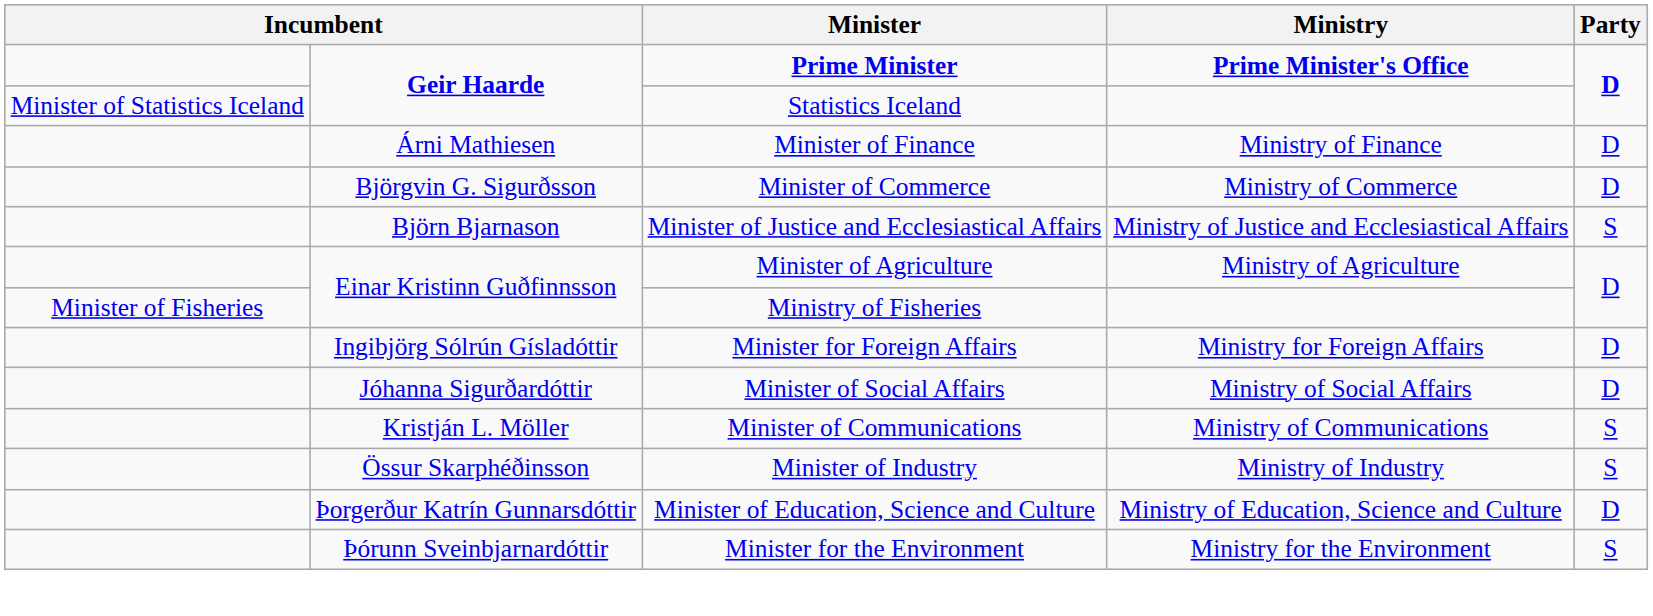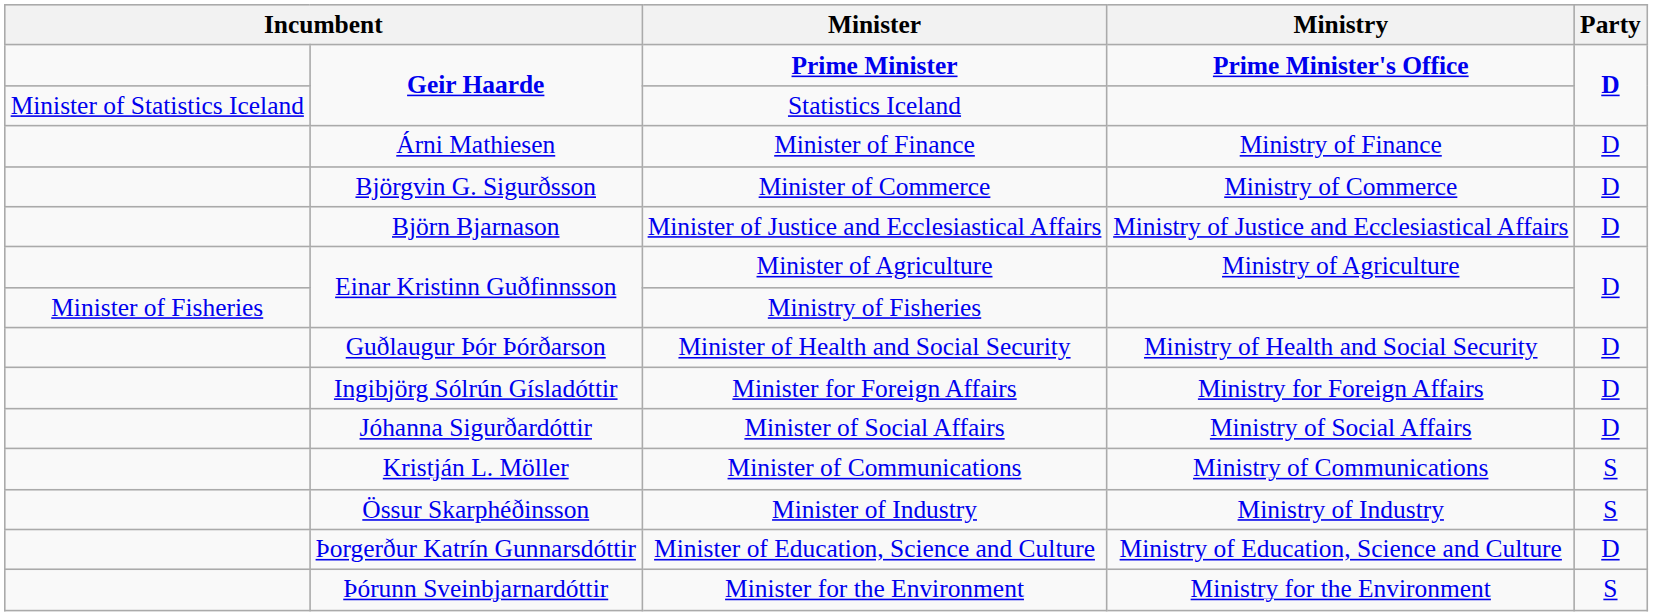(1610, 226) S -> (1610, 226) D
+ row: (875, 347)
